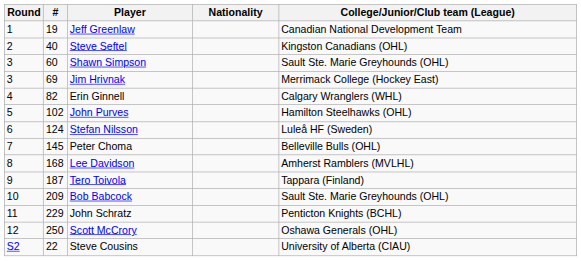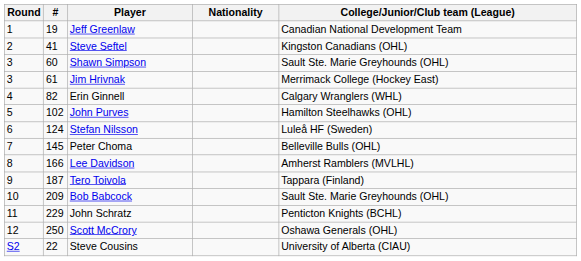(52, 46) 40 -> (52, 46) 41
(52, 79) 69 -> (52, 79) 61
(55, 163) 168 -> (55, 163) 166
